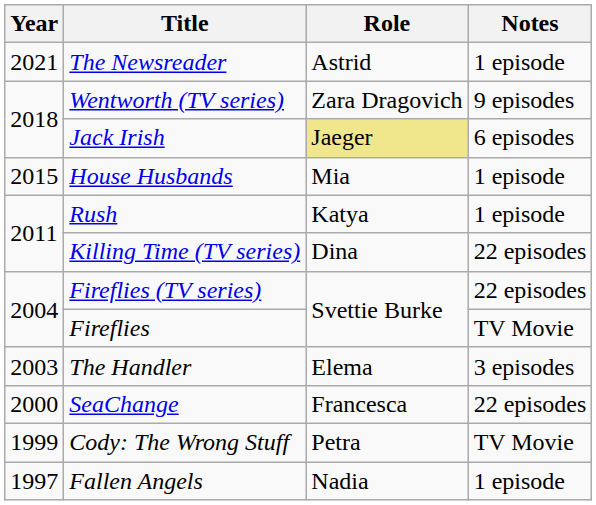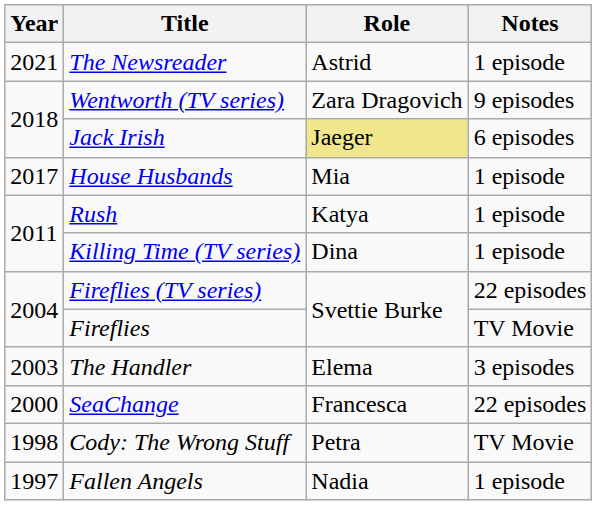(34, 175) 2015 -> (34, 175) 2017
(530, 251) 22 episodes -> (519, 251) 1 episode
(34, 442) 1999 -> (34, 442) 1998
